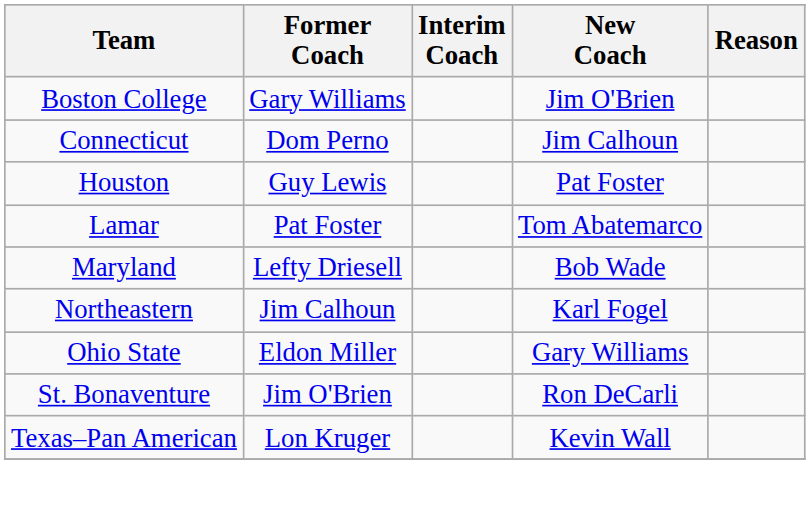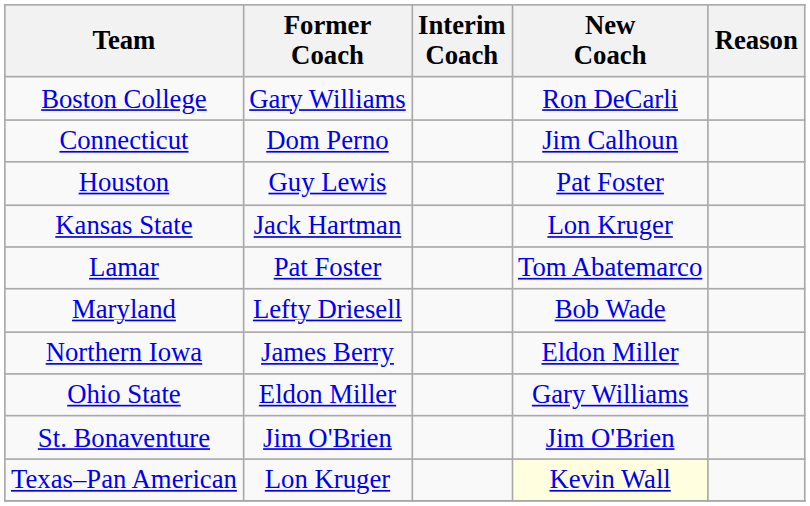(610, 98) Jim O'Brien -> (610, 98) Ron DeCarli
+ row: (124, 225)
+ row: (124, 352)
- row: (124, 310)
(610, 394) Ron DeCarli -> (610, 437) Jim O'Brien
(610, 437) no background -> (610, 479) lightyellow background
